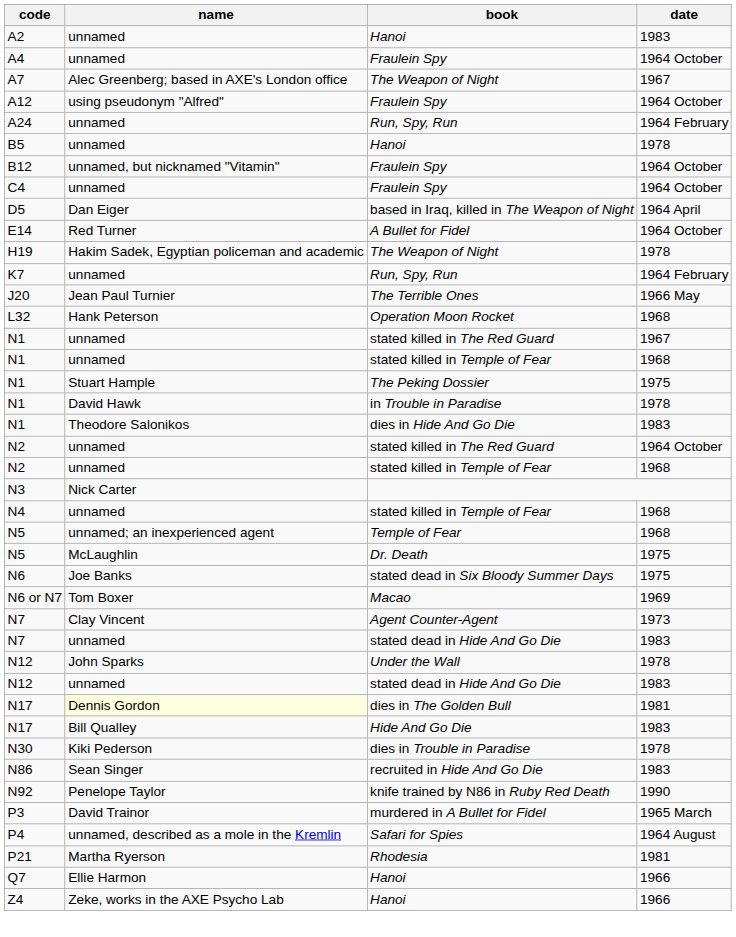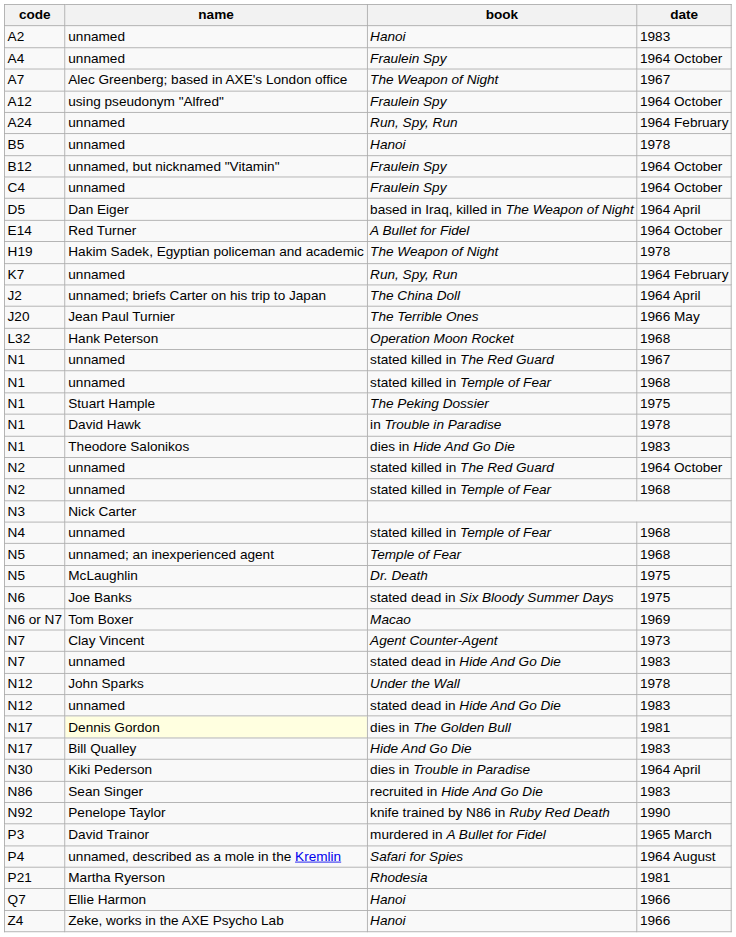+ row: (15, 295)
(655, 748) 1978 -> (670, 770) 1964 April
